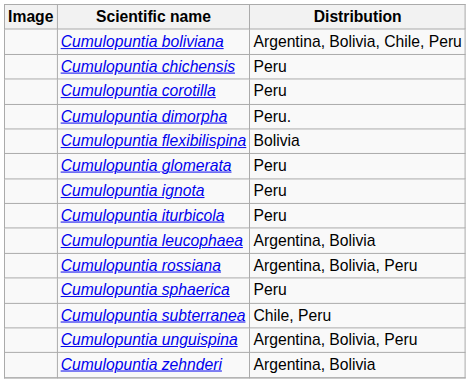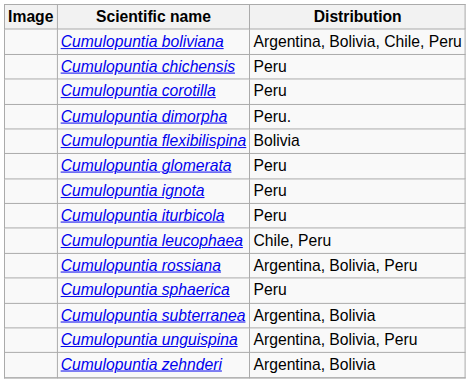(315, 240) Argentina, Bolivia -> (292, 240) Chile, Peru
(292, 315) Chile, Peru -> (315, 315) Argentina, Bolivia
